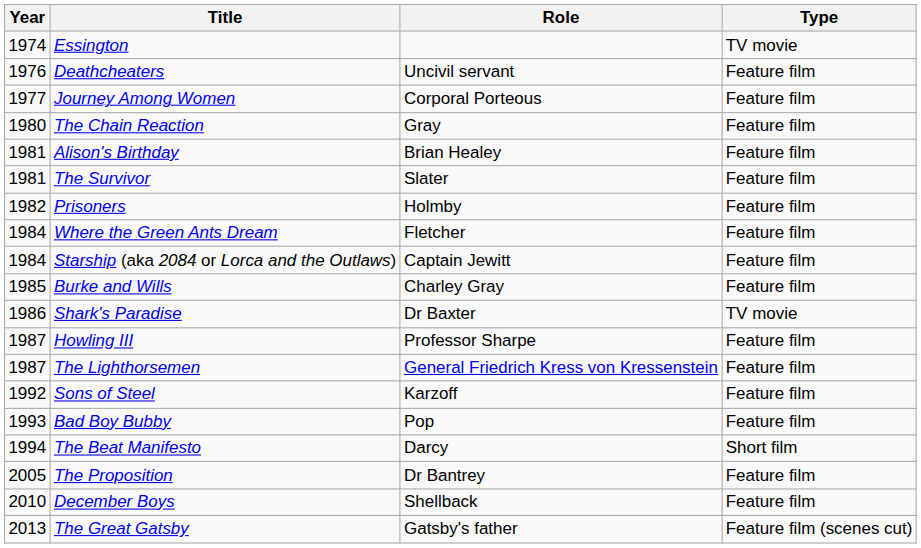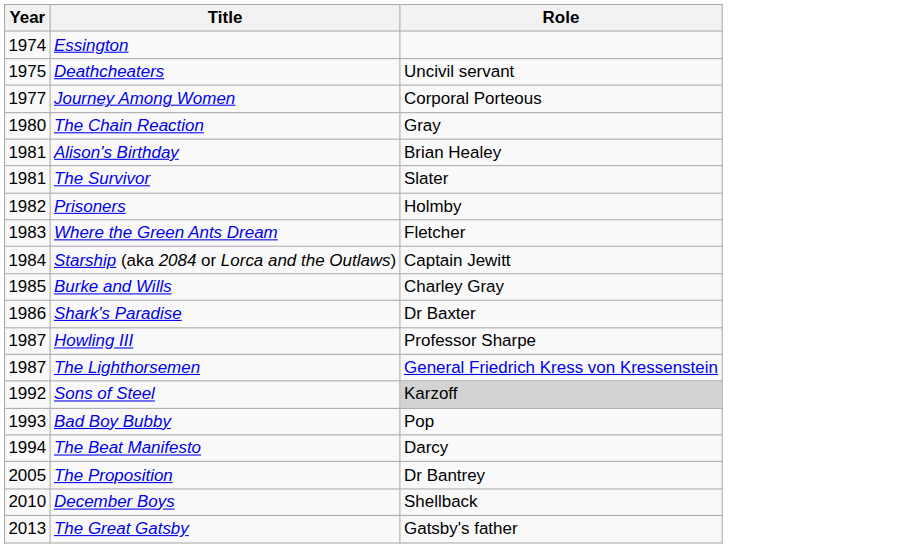- column: (819, 17)
(27, 71) 1976 -> (27, 71) 1975
(27, 233) 1984 -> (27, 233) 1983
(431, 394) no background -> (431, 394) lightgrey background
